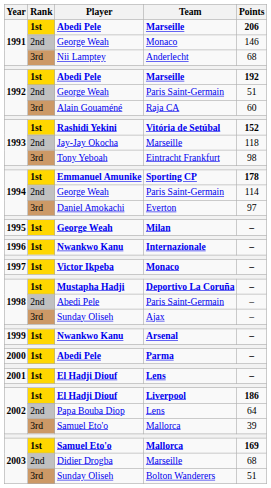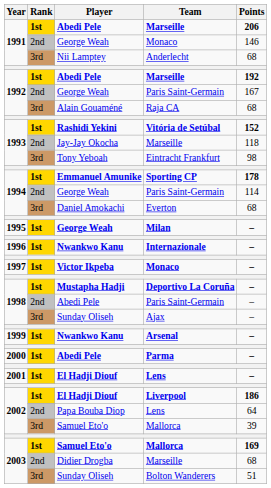(252, 92) 51 -> (252, 92) 167
(252, 107) 60 -> (252, 107) 68
(252, 208) 97 -> (252, 208) 68
